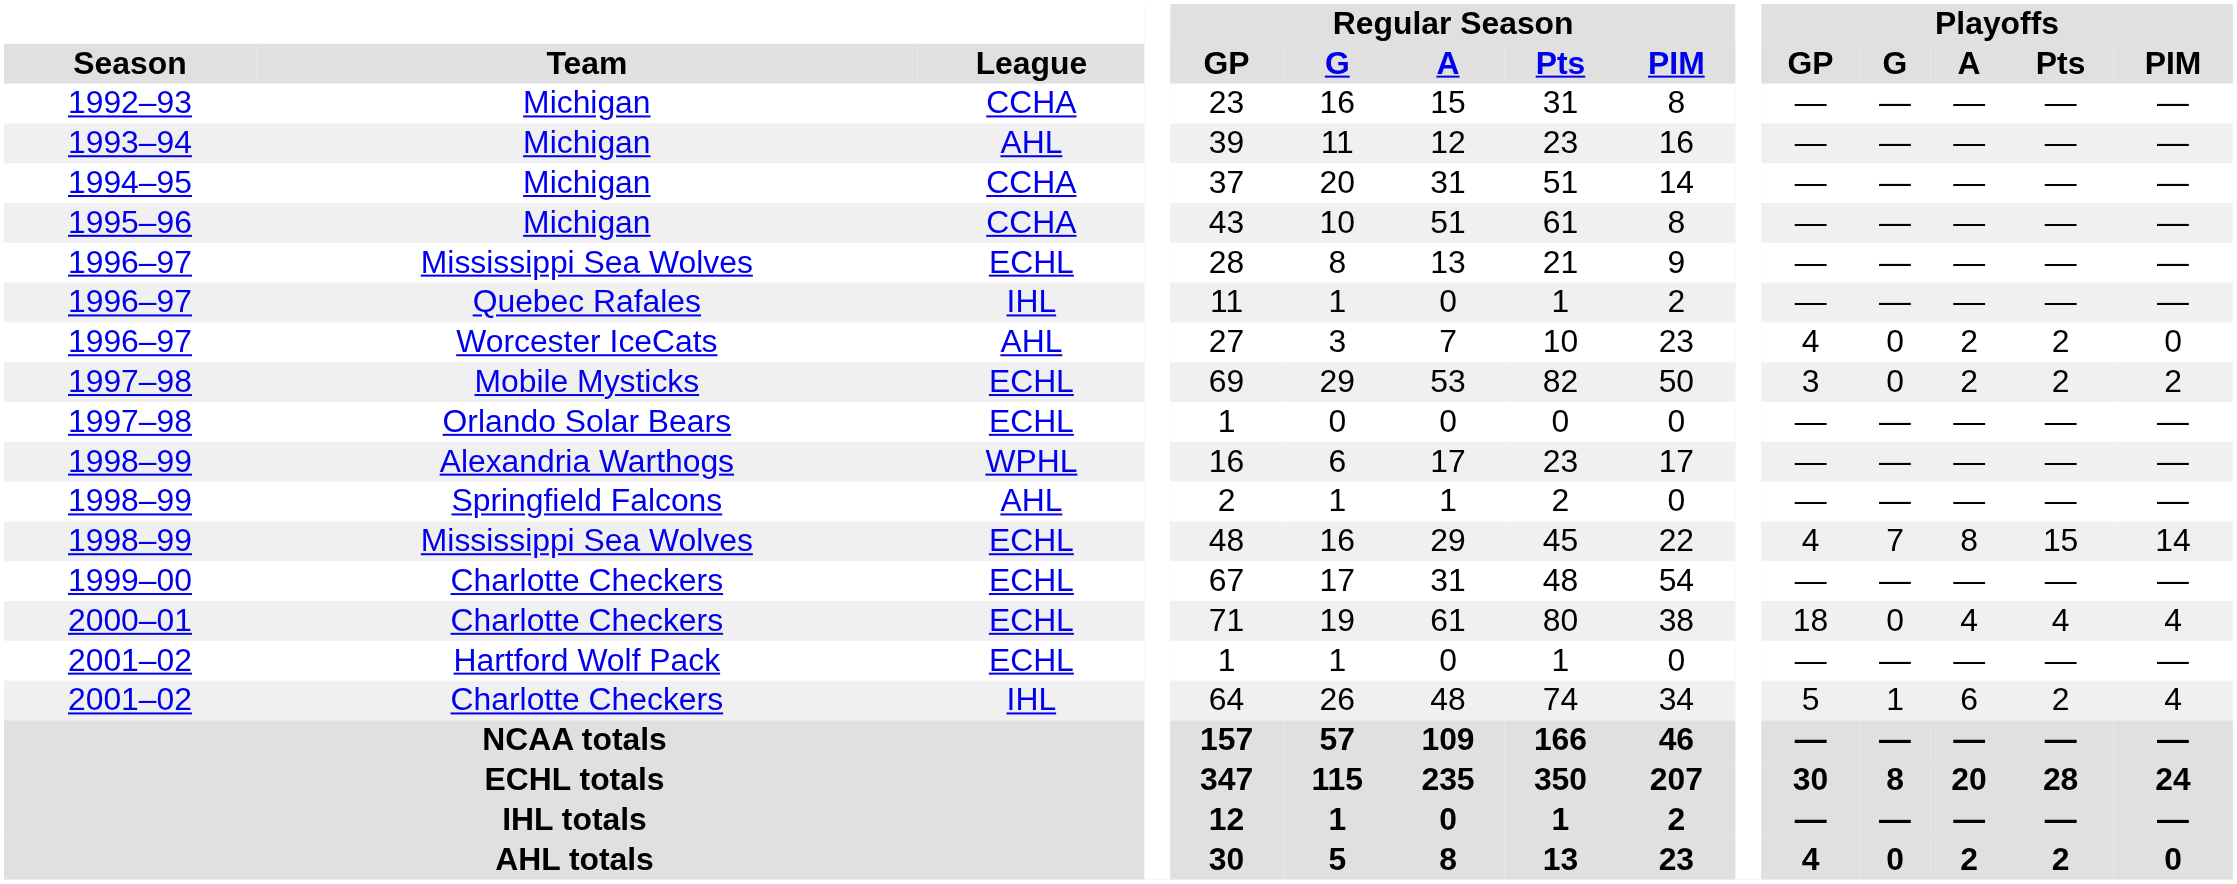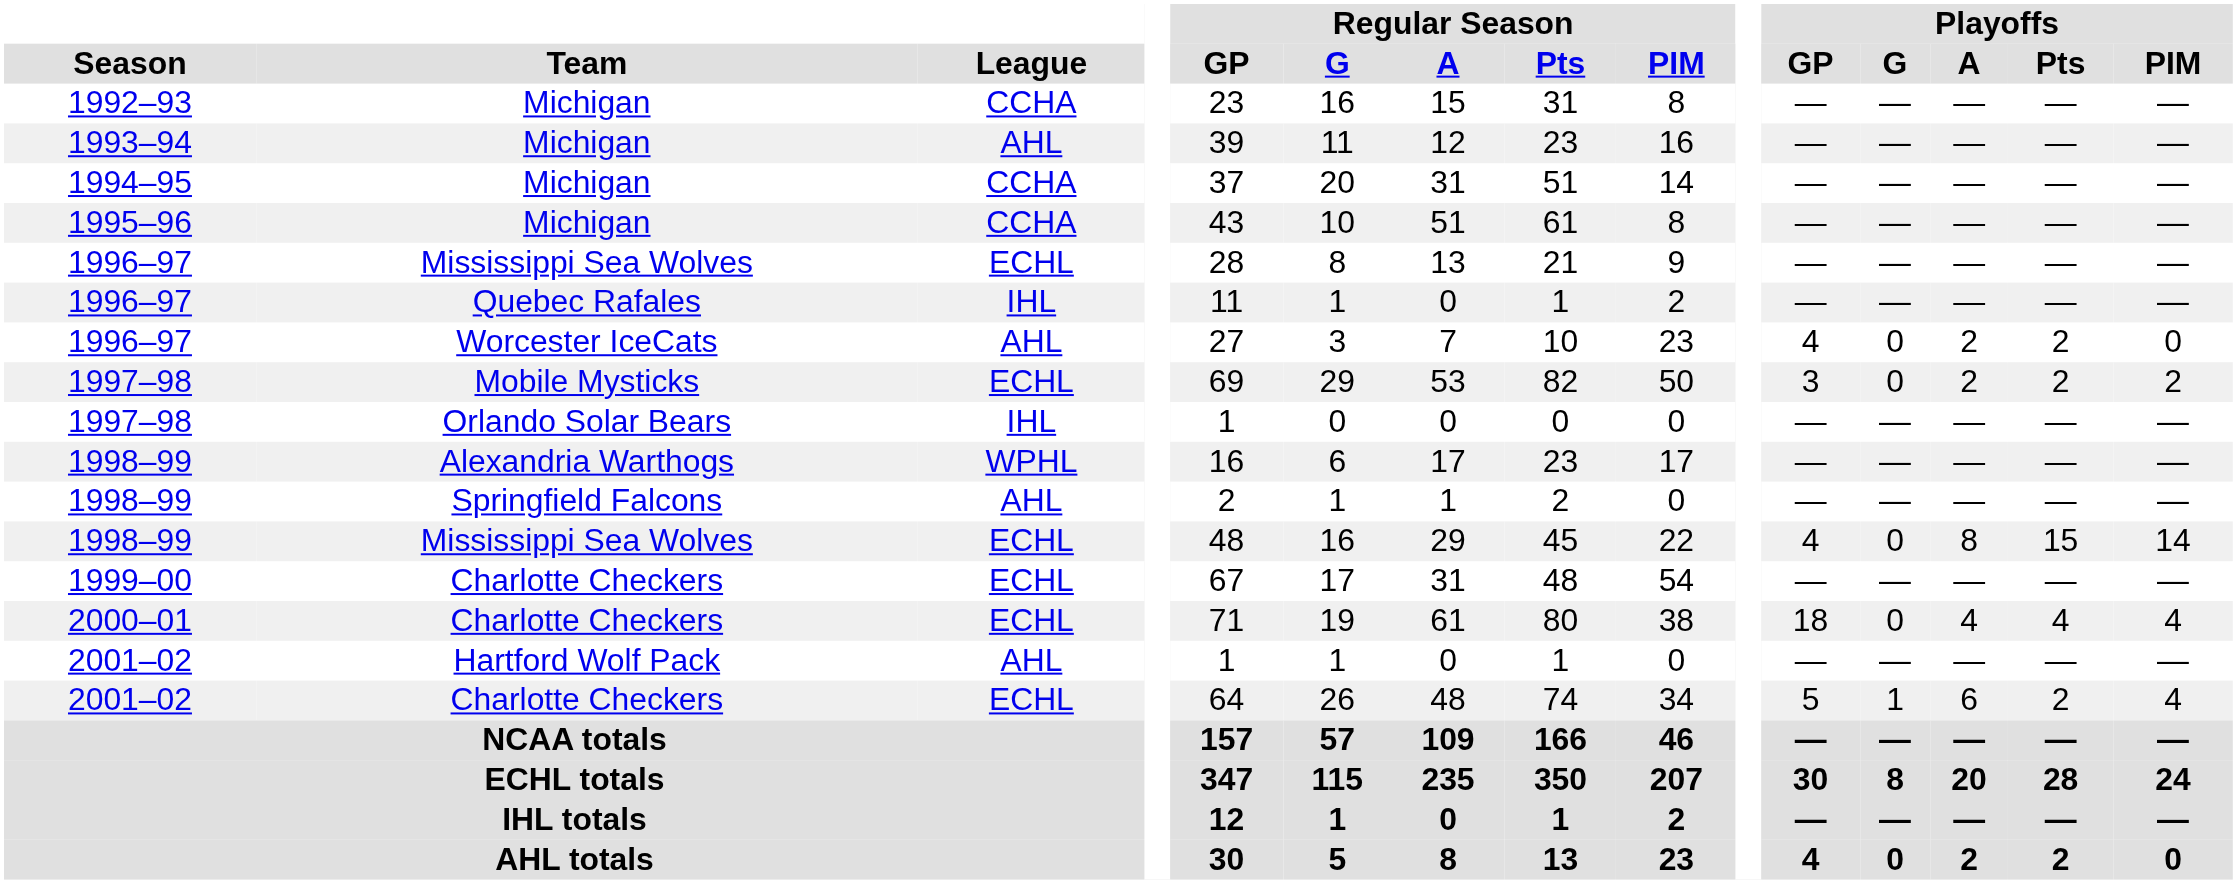(1031, 421) ECHL -> (1031, 421) IHL
(1895, 540) 7 -> (1895, 540) 0
(1031, 660) ECHL -> (1031, 660) AHL
(1031, 700) IHL -> (1031, 700) ECHL
